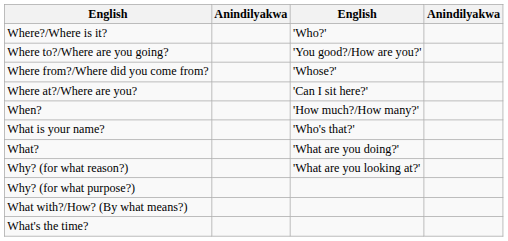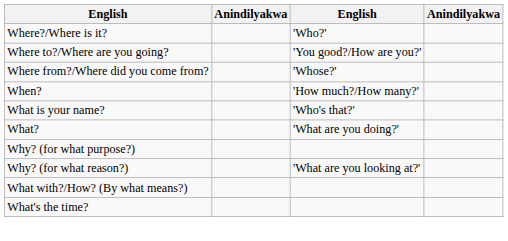- row: (72, 91)
rows swapped: (68, 168) <-> (71, 187)
